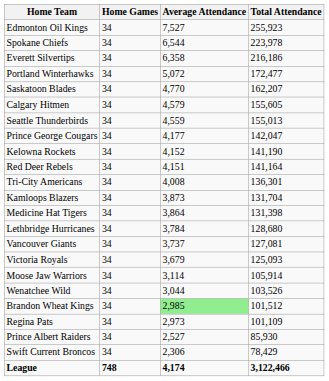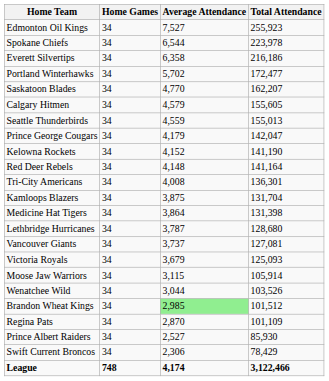(174, 74) 5,072 -> (174, 74) 5,702
(174, 136) 4,177 -> (174, 136) 4,179
(174, 167) 4,151 -> (174, 167) 4,148
(174, 197) 3,873 -> (174, 197) 3,875
(174, 228) 3,784 -> (174, 228) 3,787
(173, 275) 3,114 -> (173, 275) 3,115
(174, 321) 2,973 -> (174, 321) 2,870
